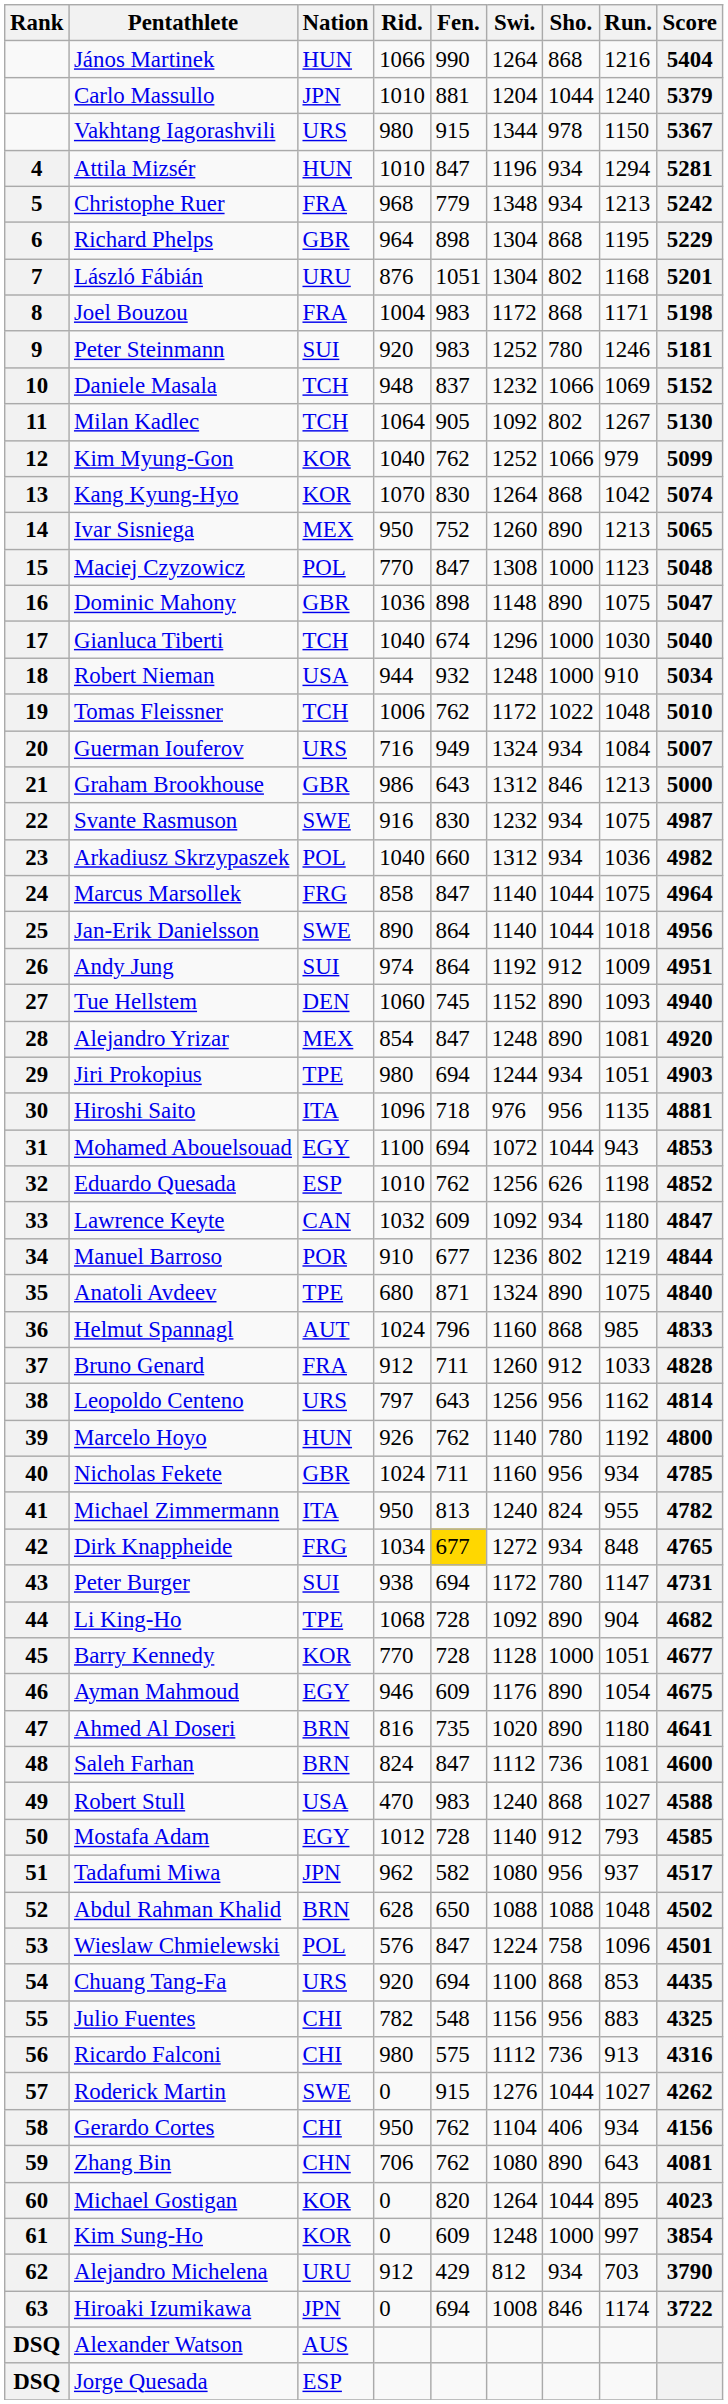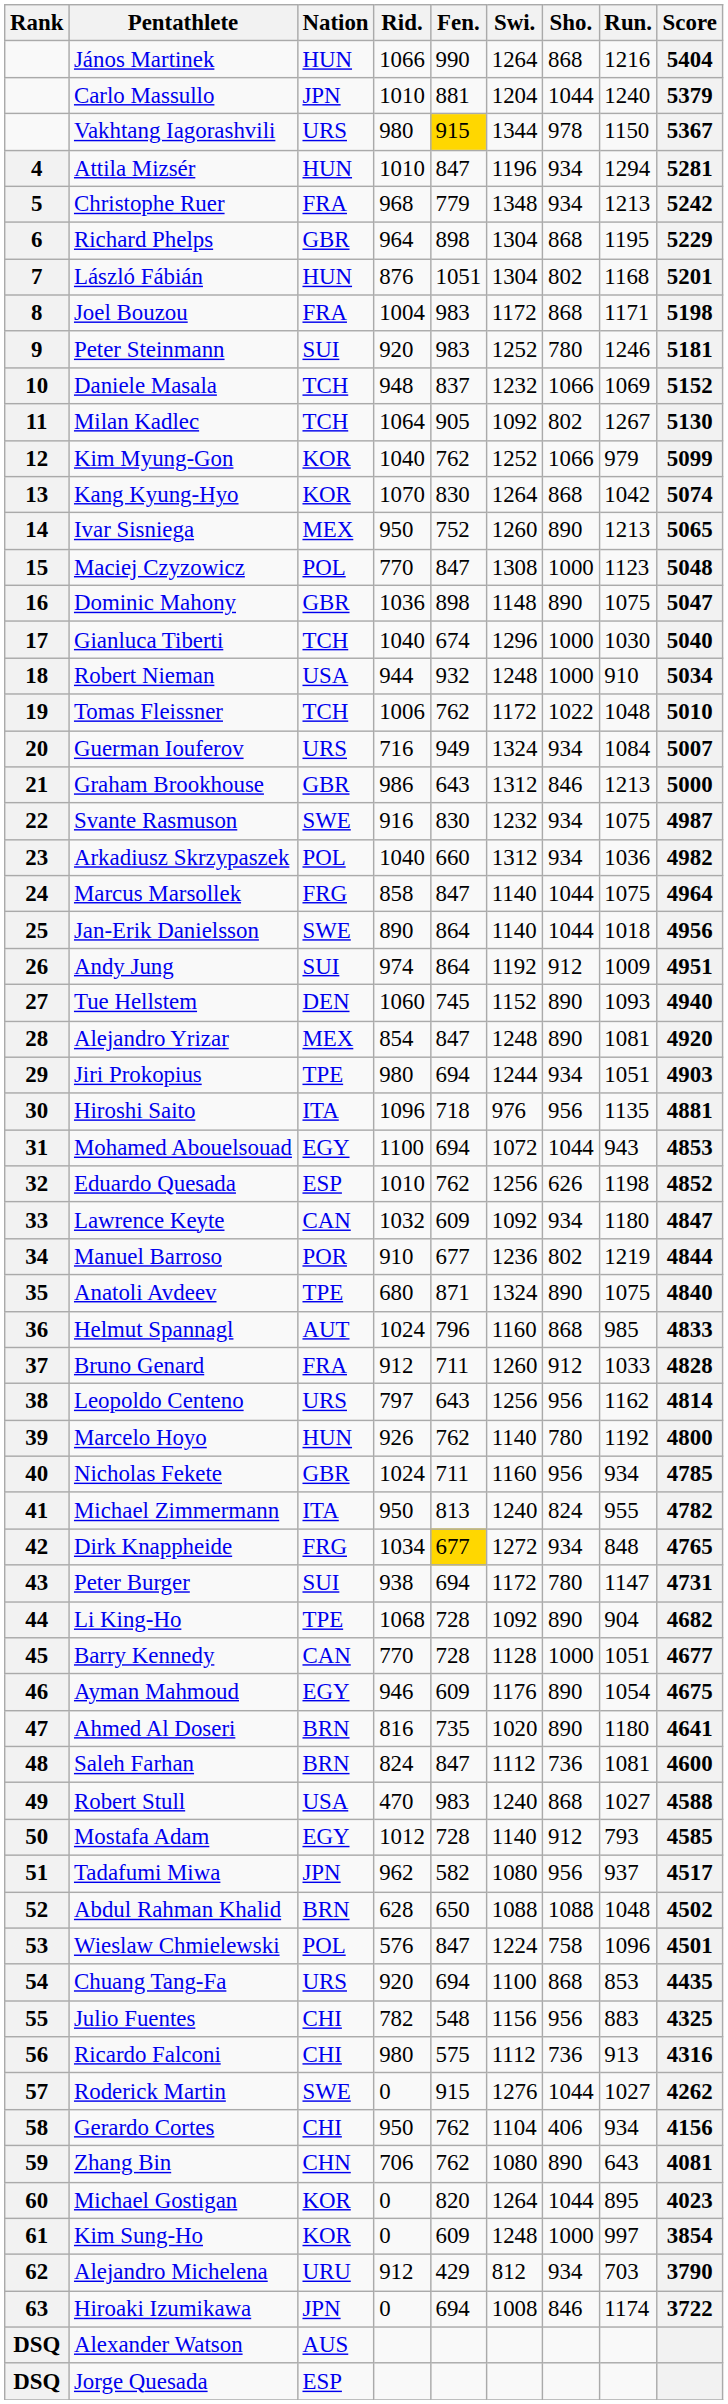(453, 131) no background -> (453, 131) gold background
(327, 276) URU -> (327, 276) HUN
(327, 1655) KOR -> (327, 1655) CAN
